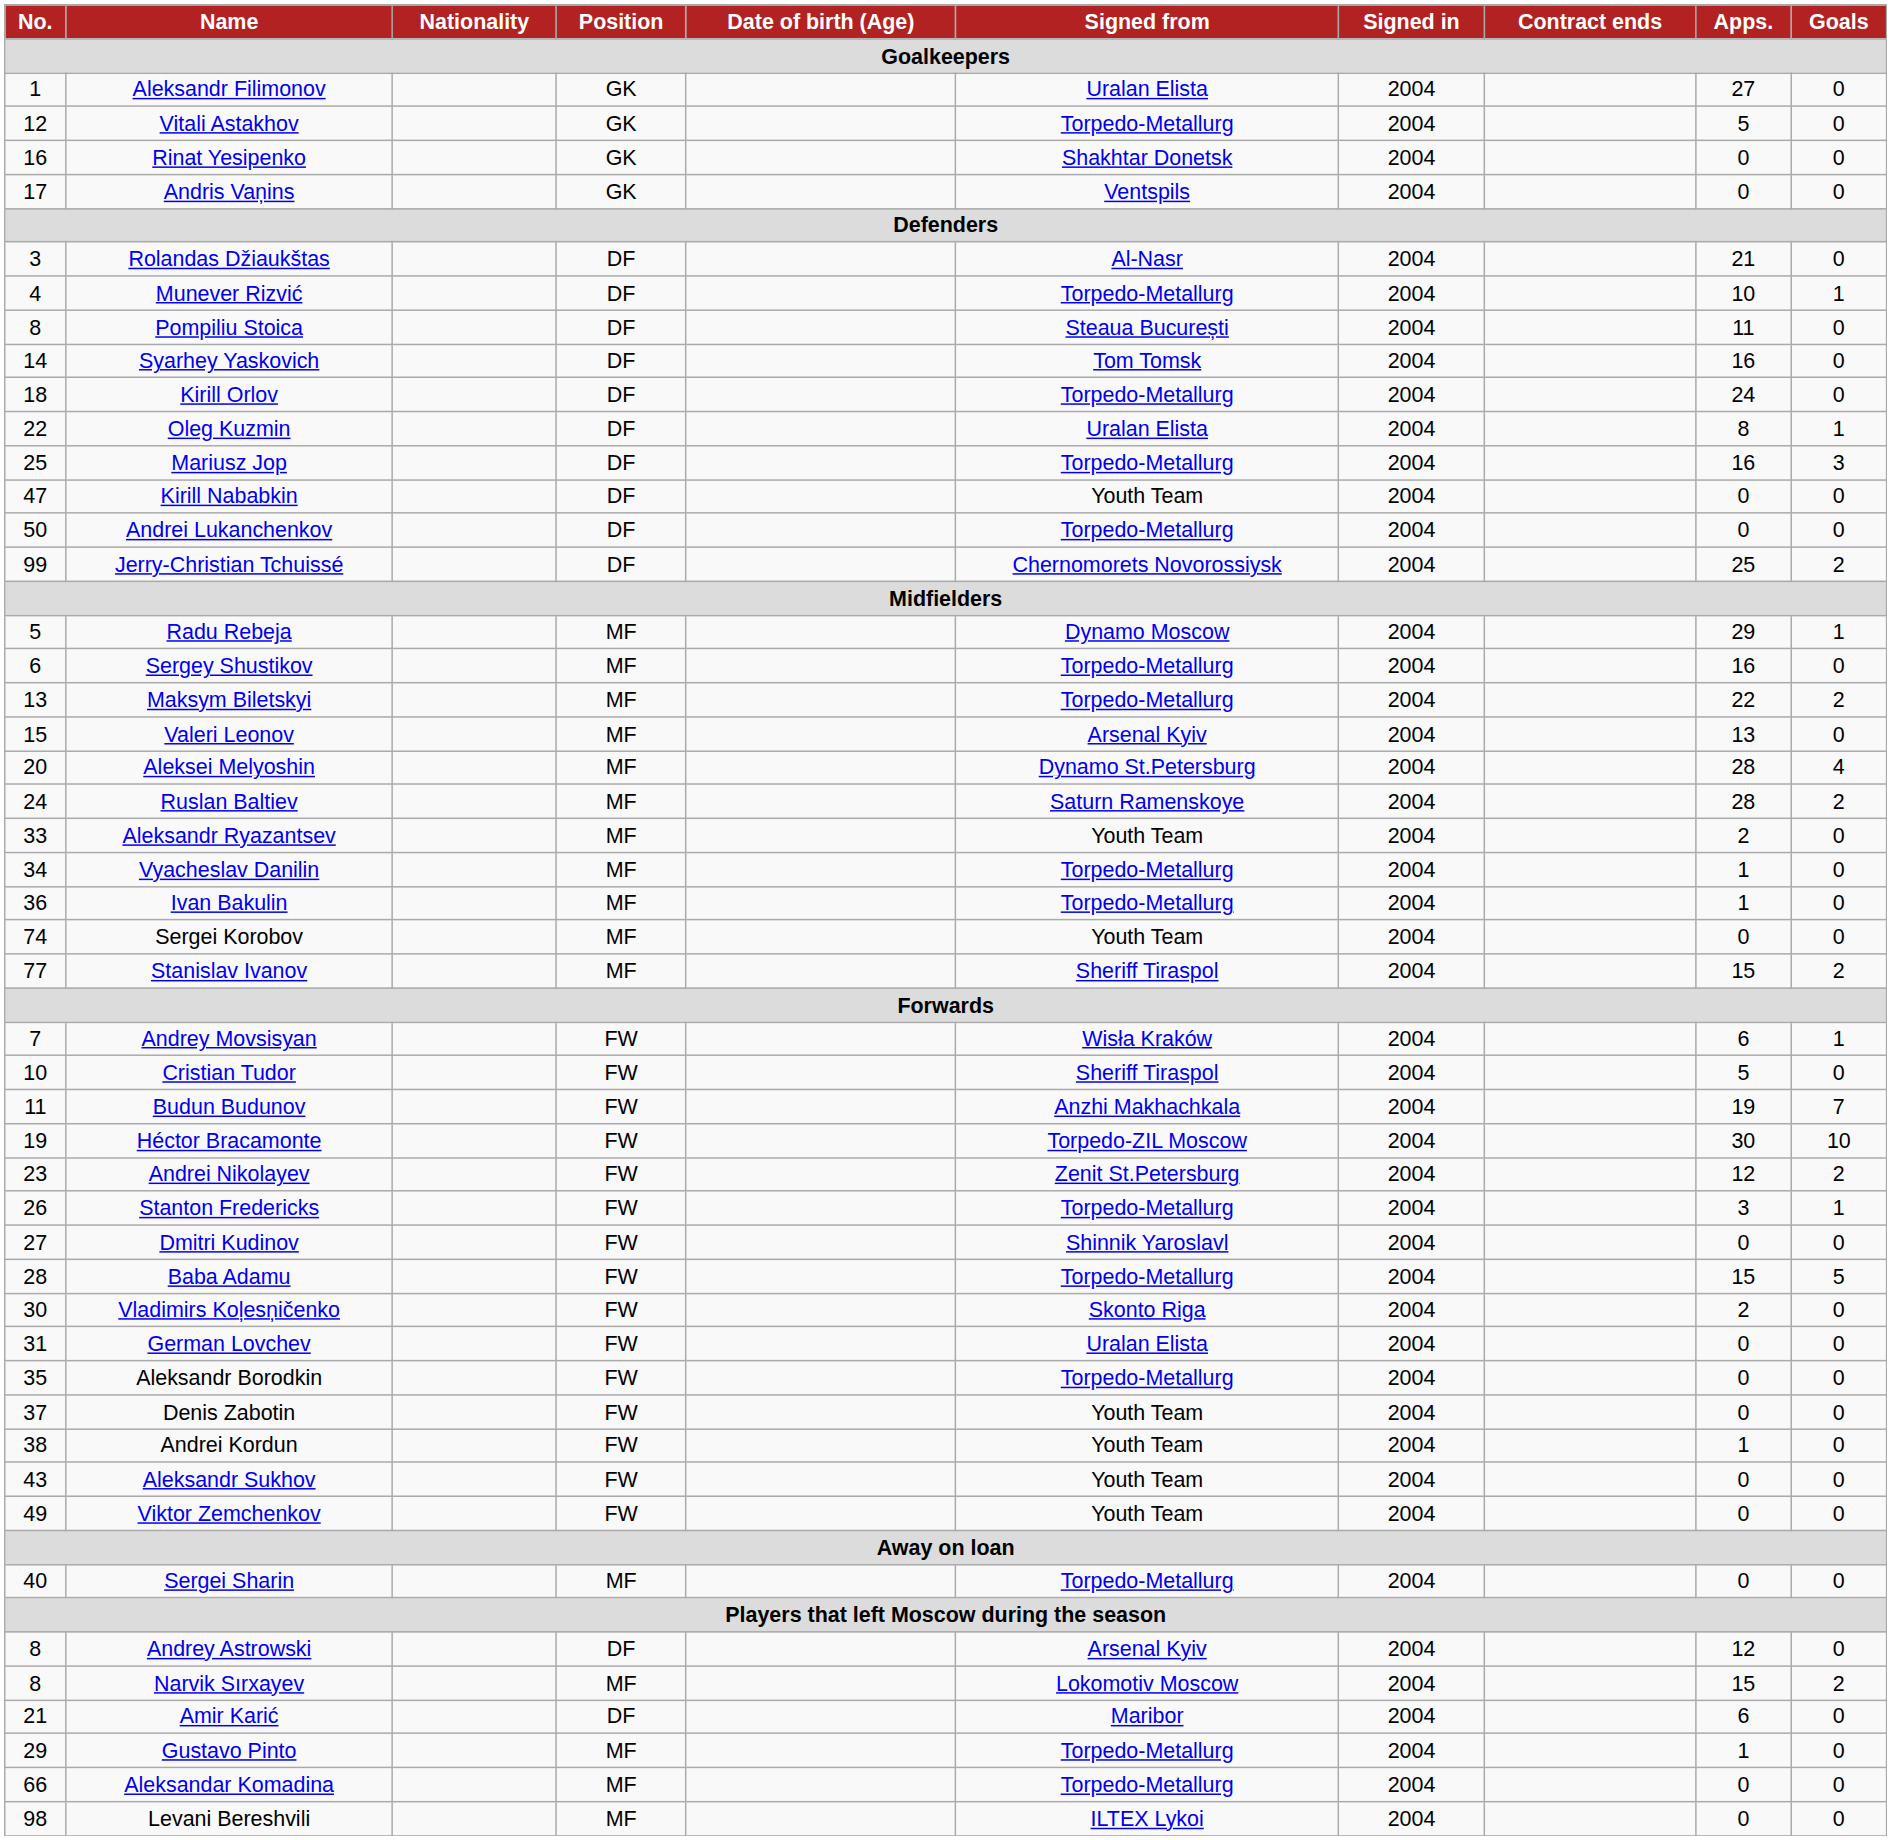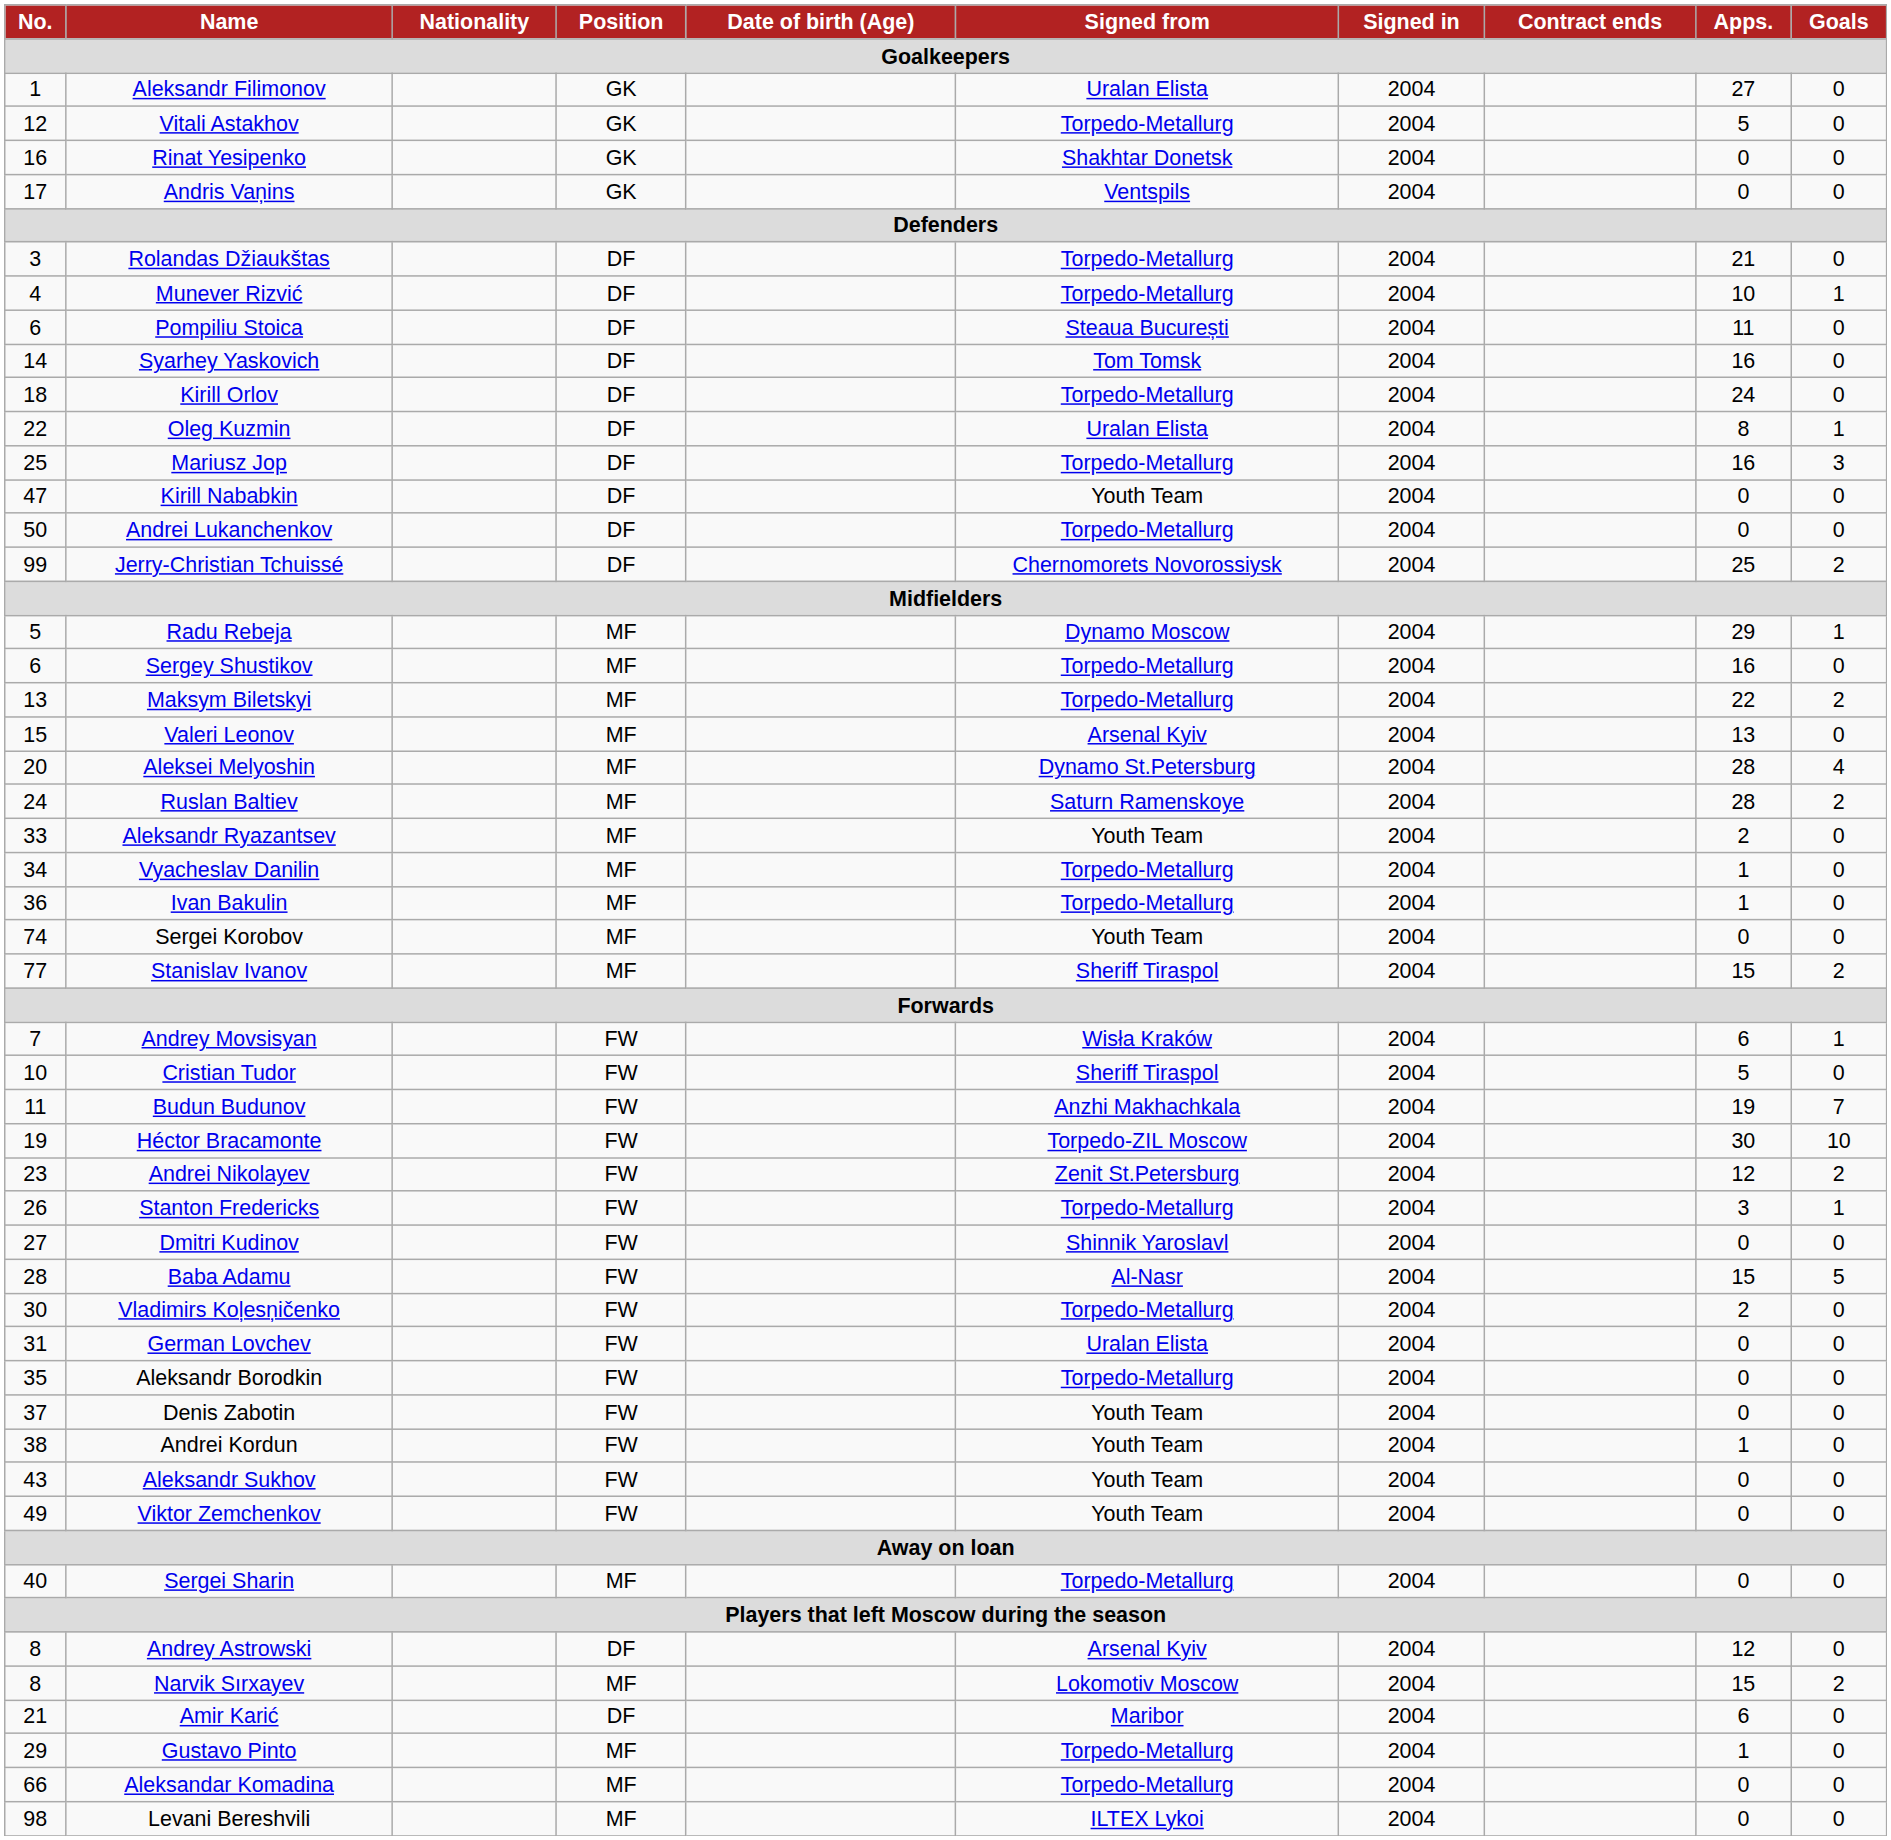(1147, 259) Al-Nasr -> (1147, 259) Torpedo-Metallurg
(35, 327) 8 -> (35, 327) 6
(1147, 1276) Torpedo-Metallurg -> (1147, 1276) Al-Nasr
(1147, 1310) Skonto Riga -> (1147, 1310) Torpedo-Metallurg
